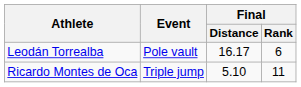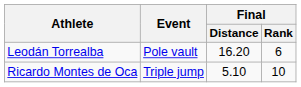(234, 53) 16.17 -> (234, 53) 16.20
(278, 72) 11 -> (278, 72) 10
